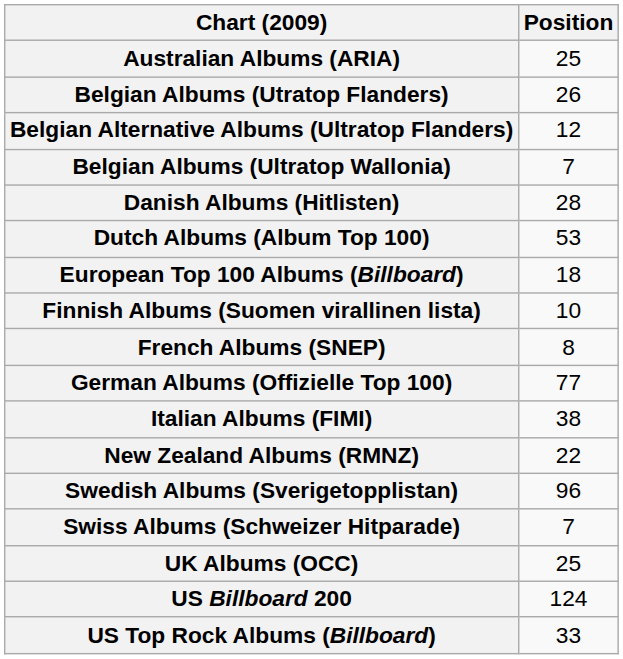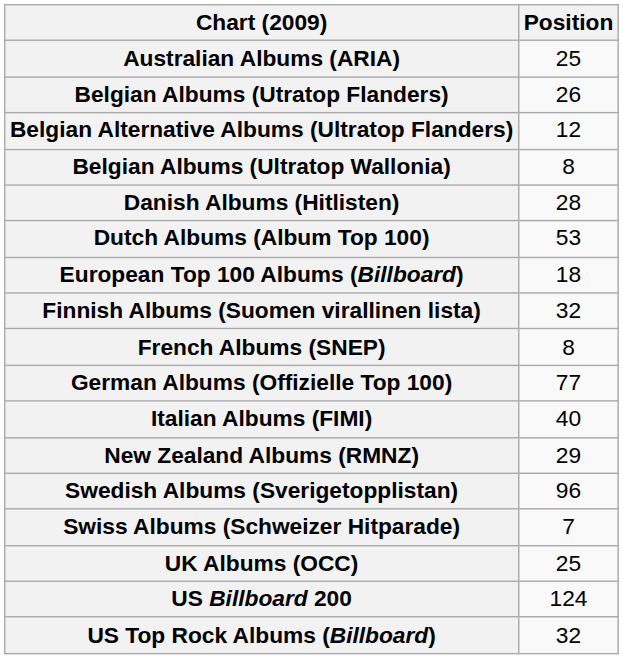(568, 166) 7 -> (568, 166) 8
(569, 310) 10 -> (569, 310) 32
(569, 418) 38 -> (569, 418) 40
(569, 454) 22 -> (569, 454) 29
(569, 635) 33 -> (569, 635) 32
